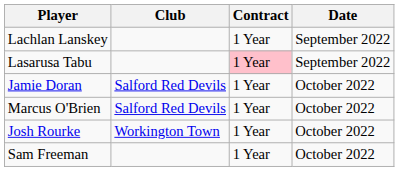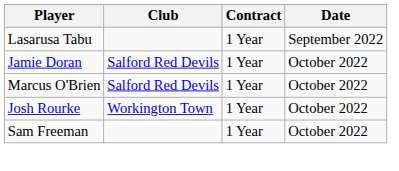- row: (58, 39)
(251, 62) pink background -> (244, 39) no background
